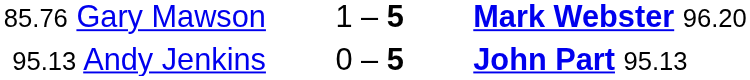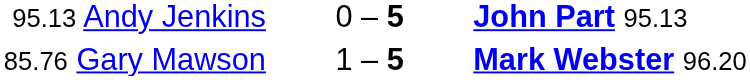rows swapped: (139, 59) <-> (135, 17)
